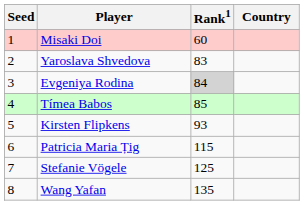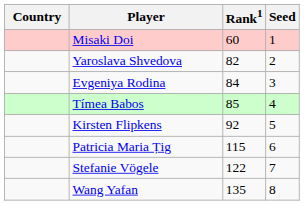columns swapped: (266, 16) <-> (21, 16)
(201, 61) 83 -> (232, 61) 82
(201, 82) lightgrey background -> (232, 82) no background
(201, 125) 93 -> (232, 125) 92
(204, 167) 125 -> (236, 167) 122
